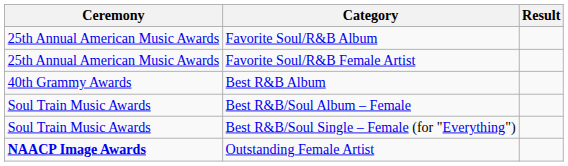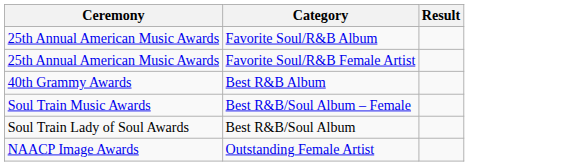- row: (371, 127)
+ row: (291, 127)
(77, 149) bold -> (73, 149) normal
